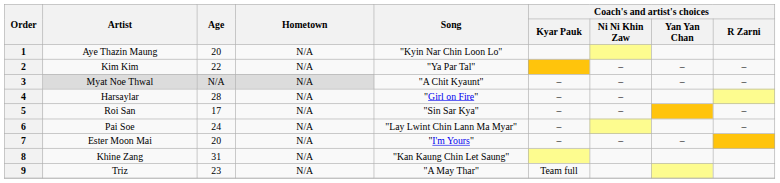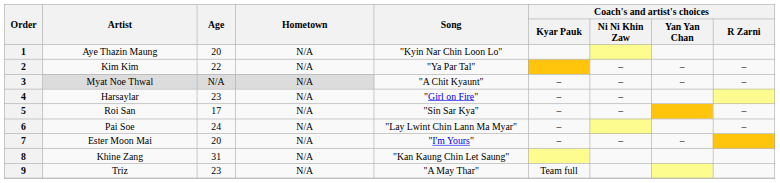(216, 96) 28 -> (216, 96) 23
